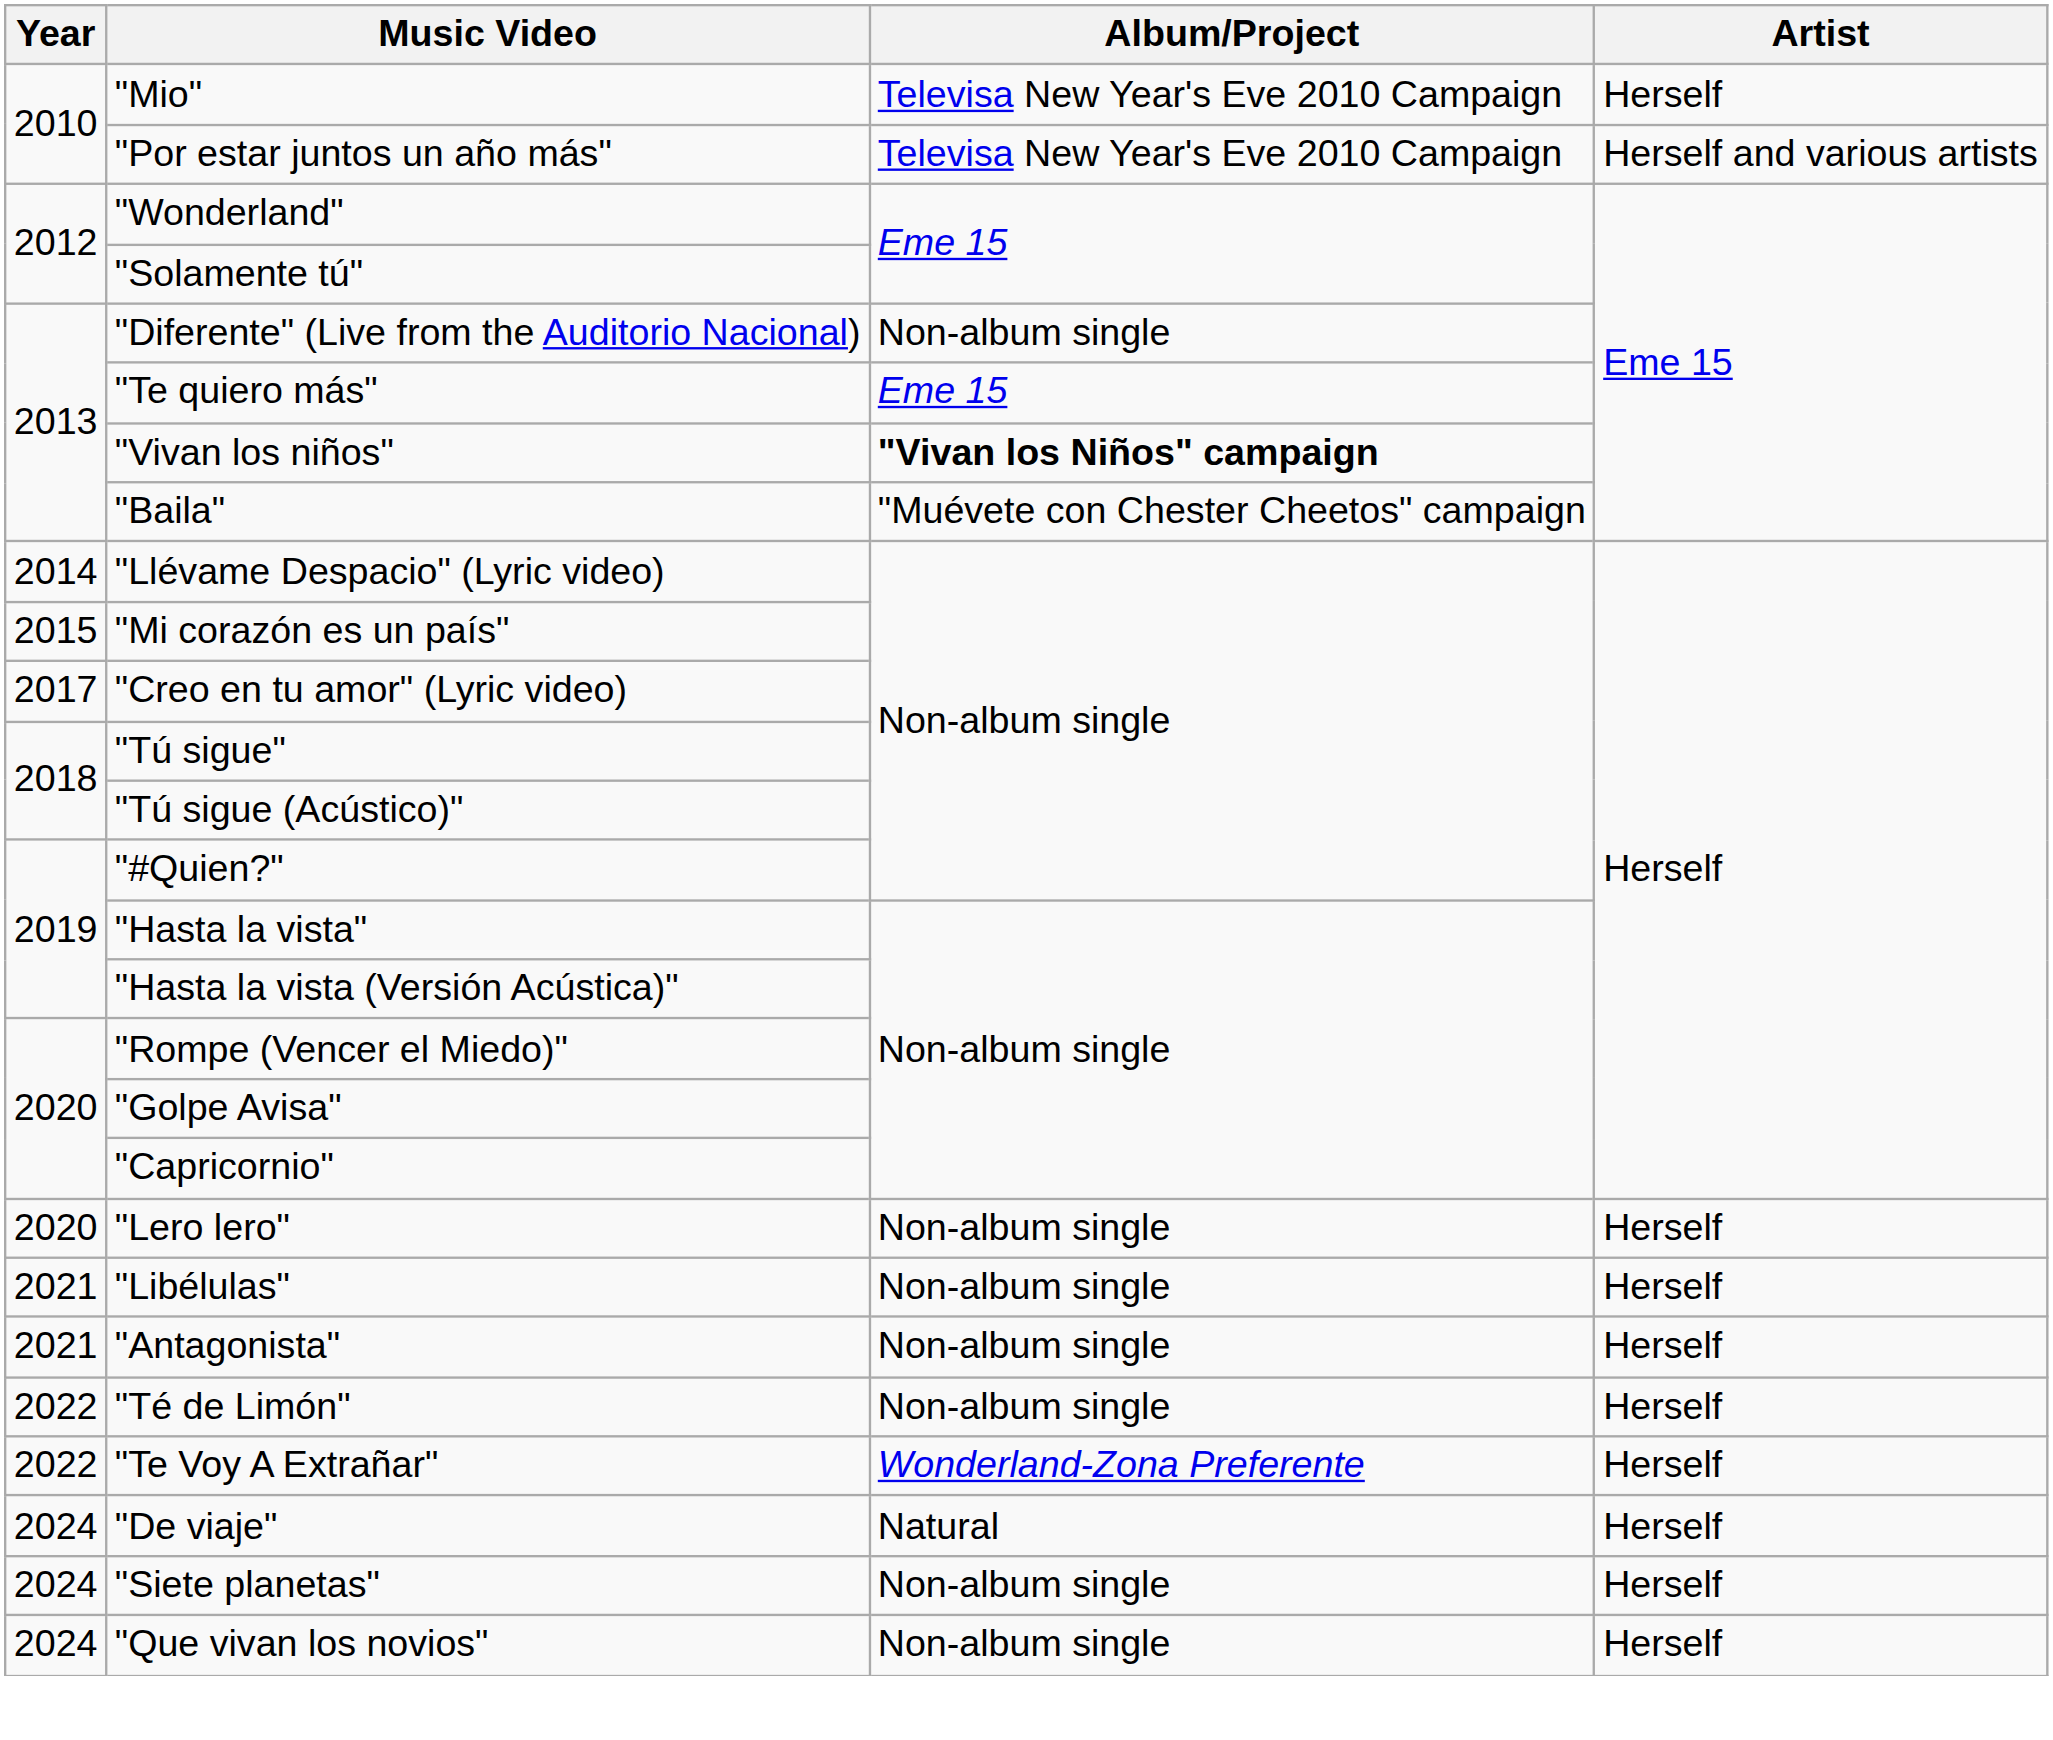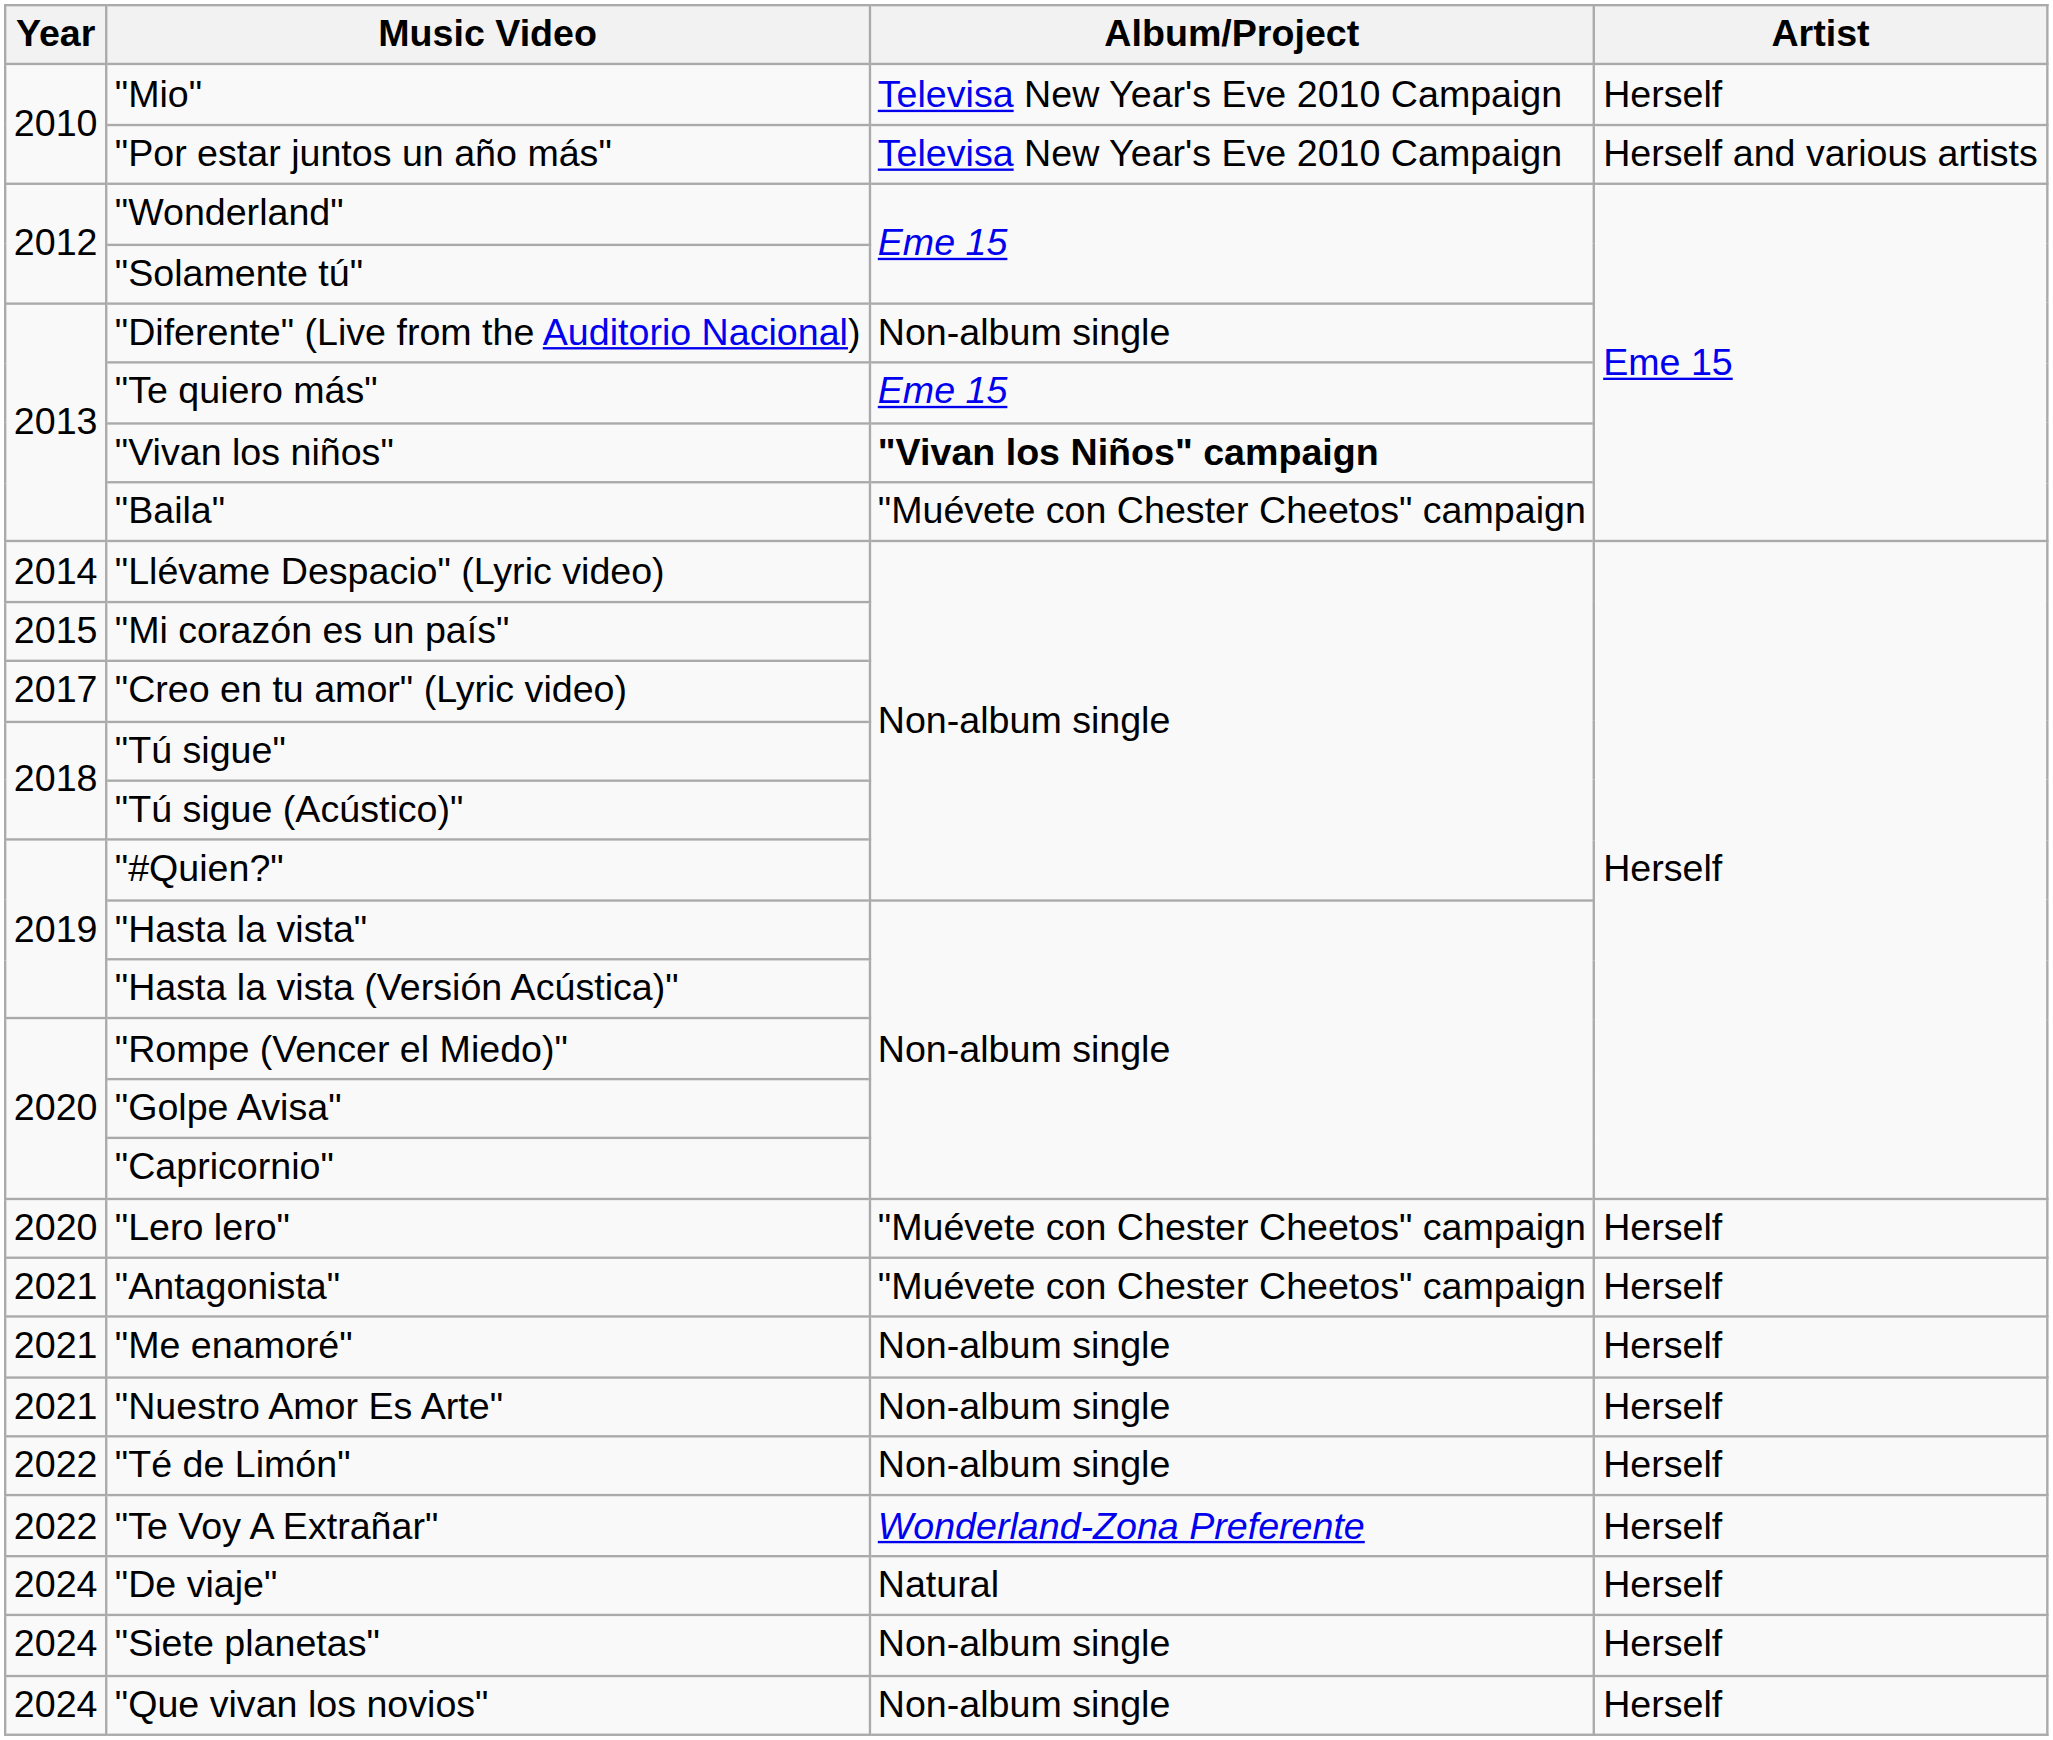(1024, 1226) Non-album single -> (1232, 1226) "Muévete con Chester Cheetos" campaign
- row: (202, 1286)
(1024, 1346) Non-album single -> (1232, 1286) "Muévete con Chester Cheetos" campaign
+ row: (234, 1346)
+ row: (309, 1405)
